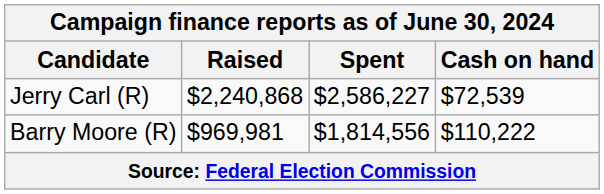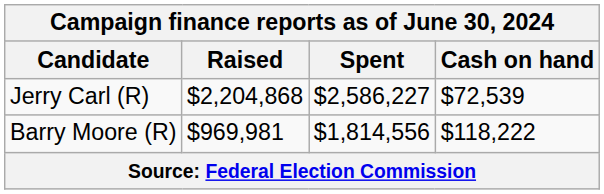(245, 96) $2,240,868 -> (245, 96) $2,204,868
(488, 133) $110,222 -> (488, 133) $118,222
